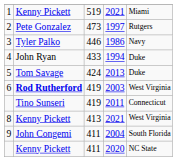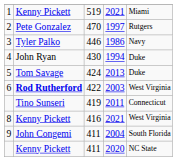(94, 27) 473 -> (94, 27) 470
(94, 57) 433 -> (94, 57) 430
(94, 88) 419 -> (94, 88) 422
(94, 118) 413 -> (94, 118) 416
